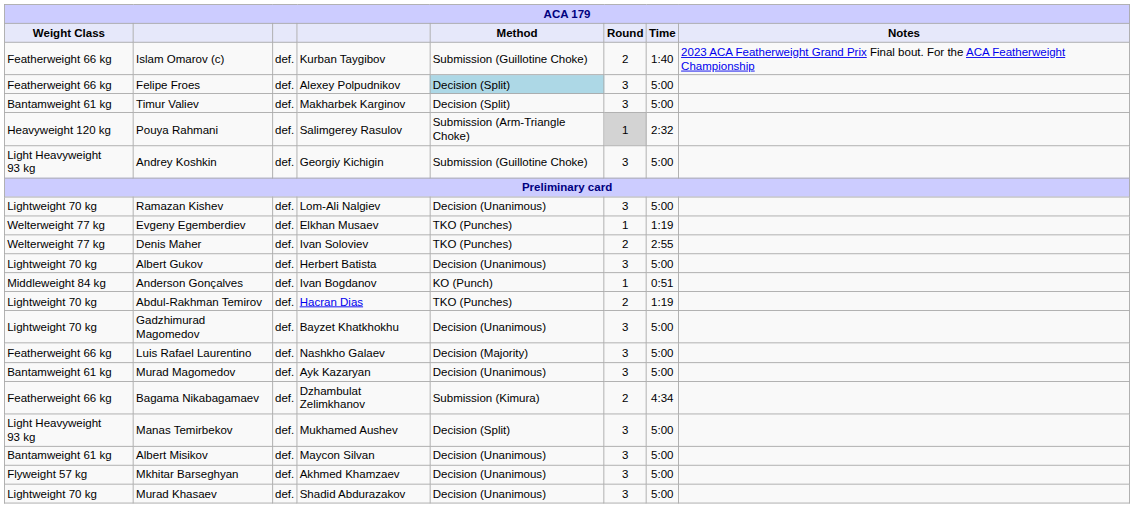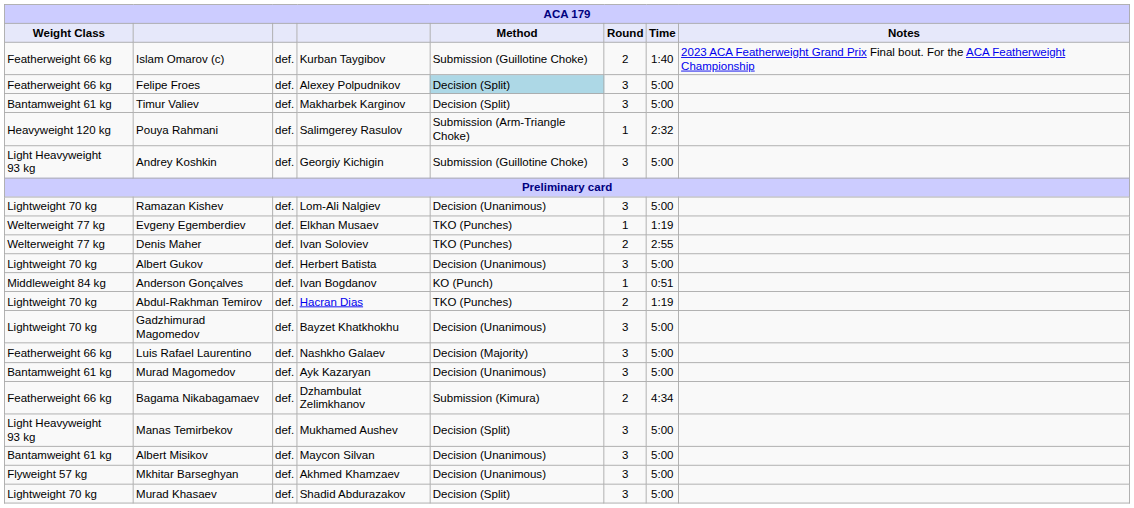(625, 129) lightgrey background -> (625, 129) no background
(489, 493) Decision (Unanimous) -> (471, 493) Decision (Split)
